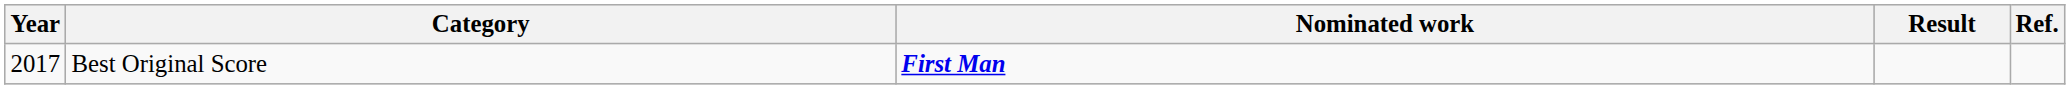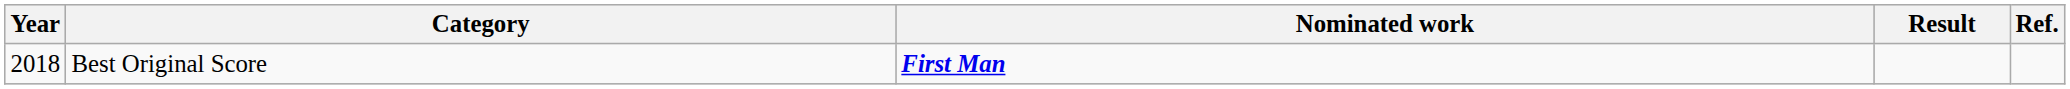(35, 63) 2017 -> (35, 63) 2018
